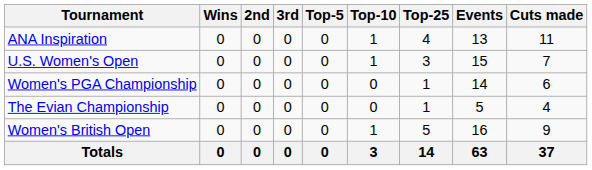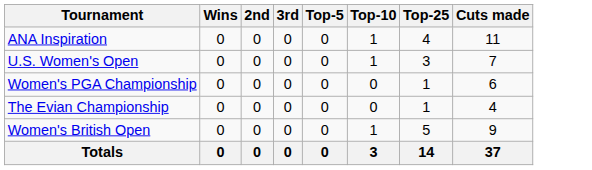- column: (480, 15)
